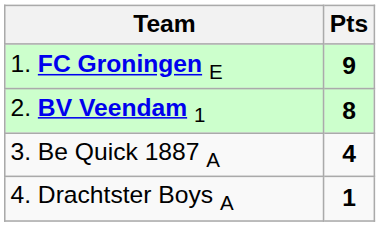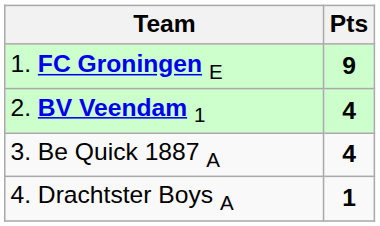(349, 110) 8 -> (349, 110) 4
